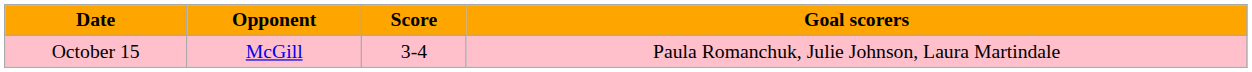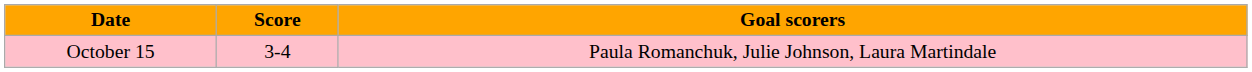- column: (274, 20)
